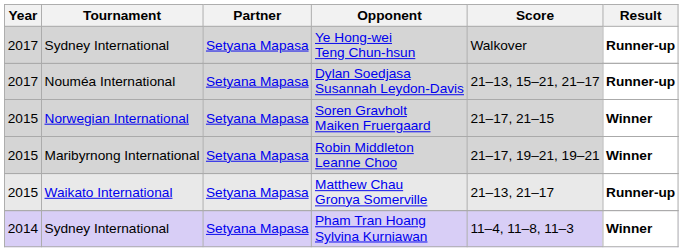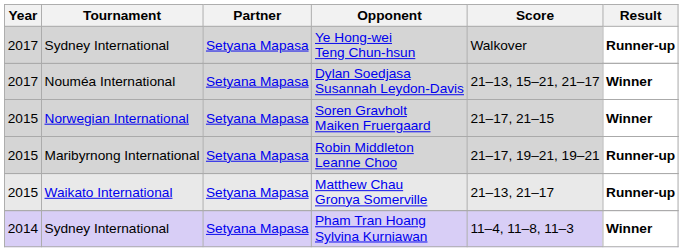(641, 82) Runner-up -> (629, 82) Winner
(629, 155) Winner -> (641, 155) Runner-up
